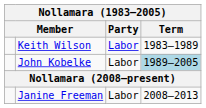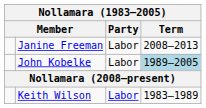rows swapped: (54, 46) <-> (60, 95)
